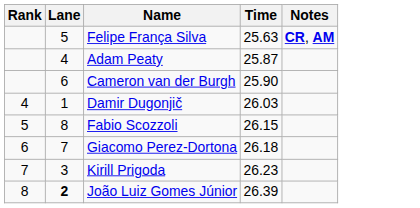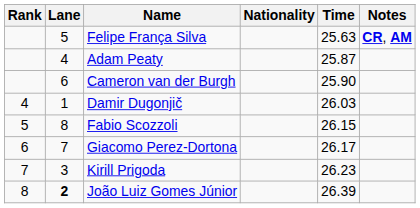+ column: (279, 15)
(261, 147) 26.18 -> (339, 147) 26.17
